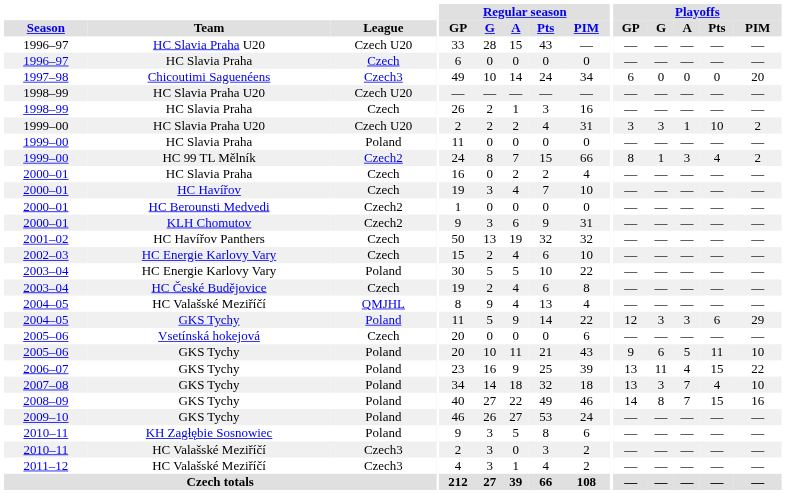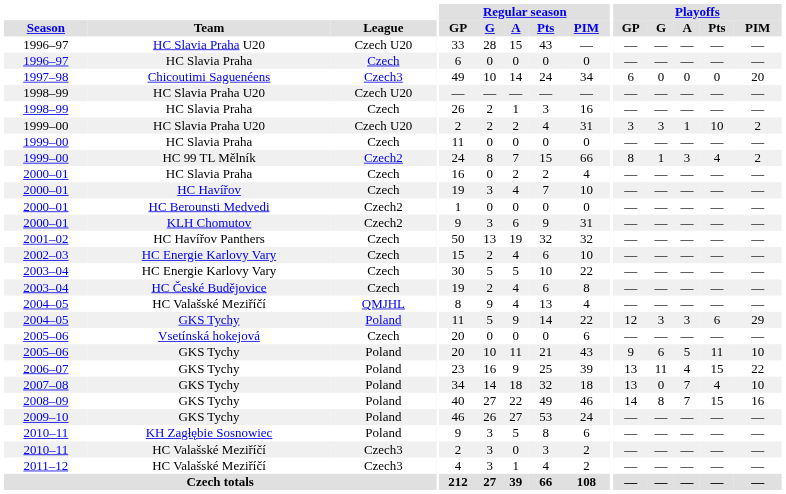(383, 141) Poland -> (383, 141) Czech
(383, 271) Poland -> (383, 271) Czech
(661, 384) 3 -> (661, 384) 0
